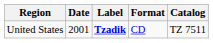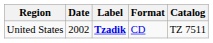(79, 29) 2001 -> (79, 29) 2002
